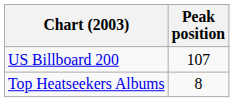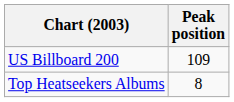(198, 59) 107 -> (198, 59) 109
